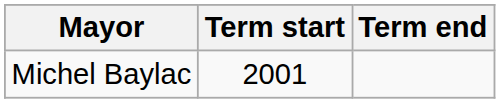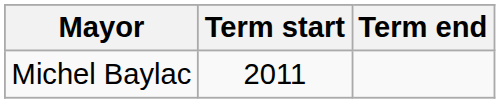(275, 73) 2001 -> (275, 73) 2011
